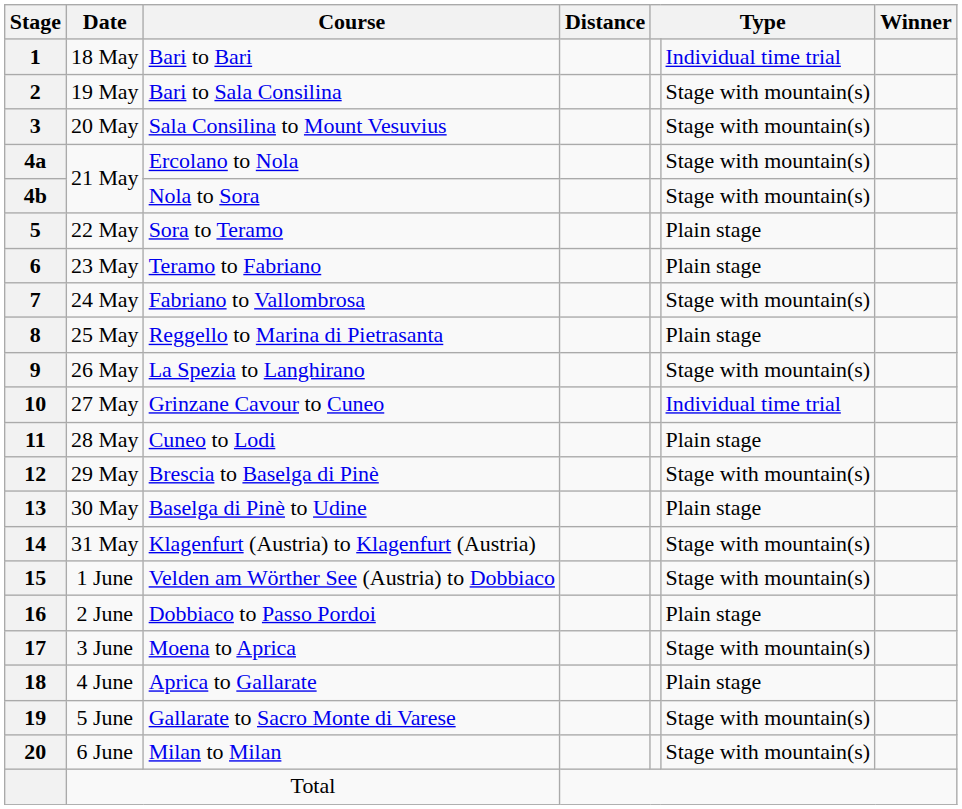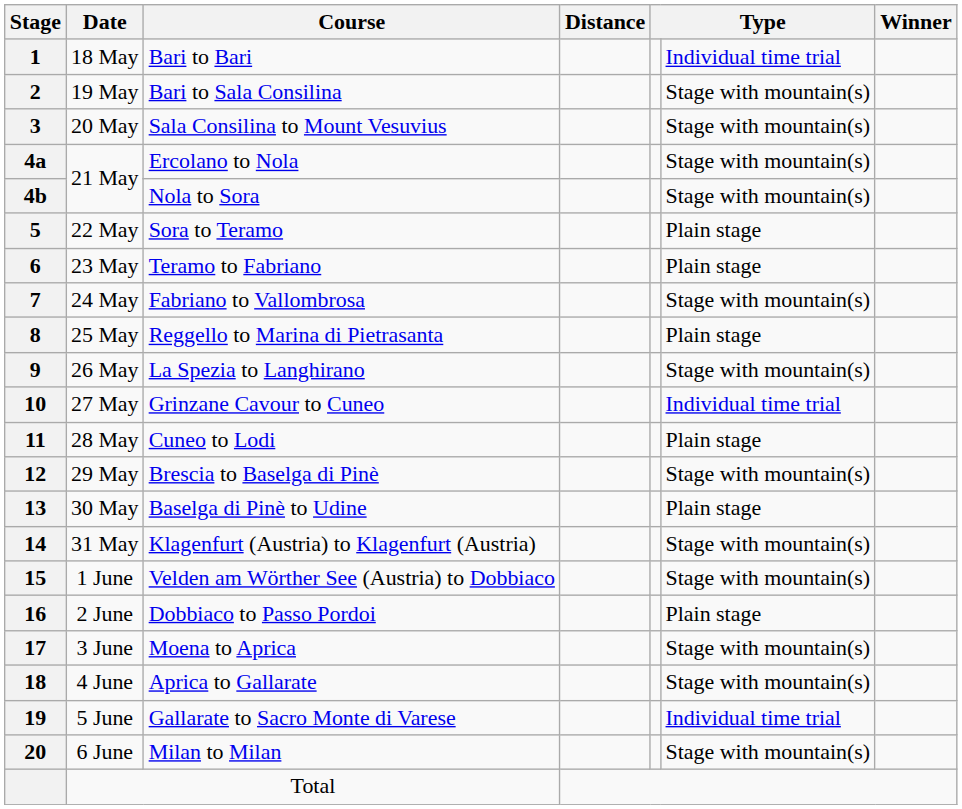(713, 682) Plain stage -> (768, 682) Stage with mountain(s)
(768, 717) Stage with mountain(s) -> (753, 717) Individual time trial
